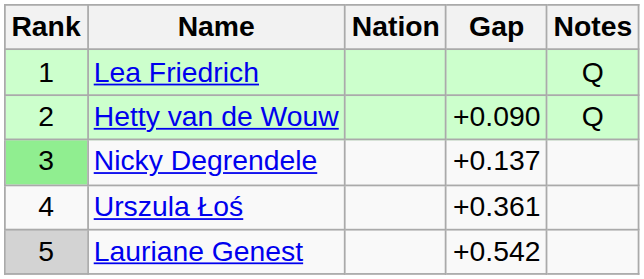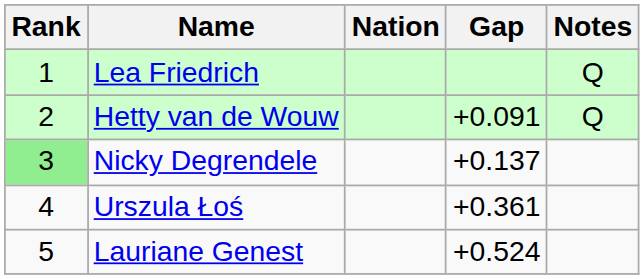(497, 116) +0.090 -> (497, 116) +0.091
(46, 251) lightgrey background -> (46, 251) no background
(497, 251) +0.542 -> (497, 251) +0.524
